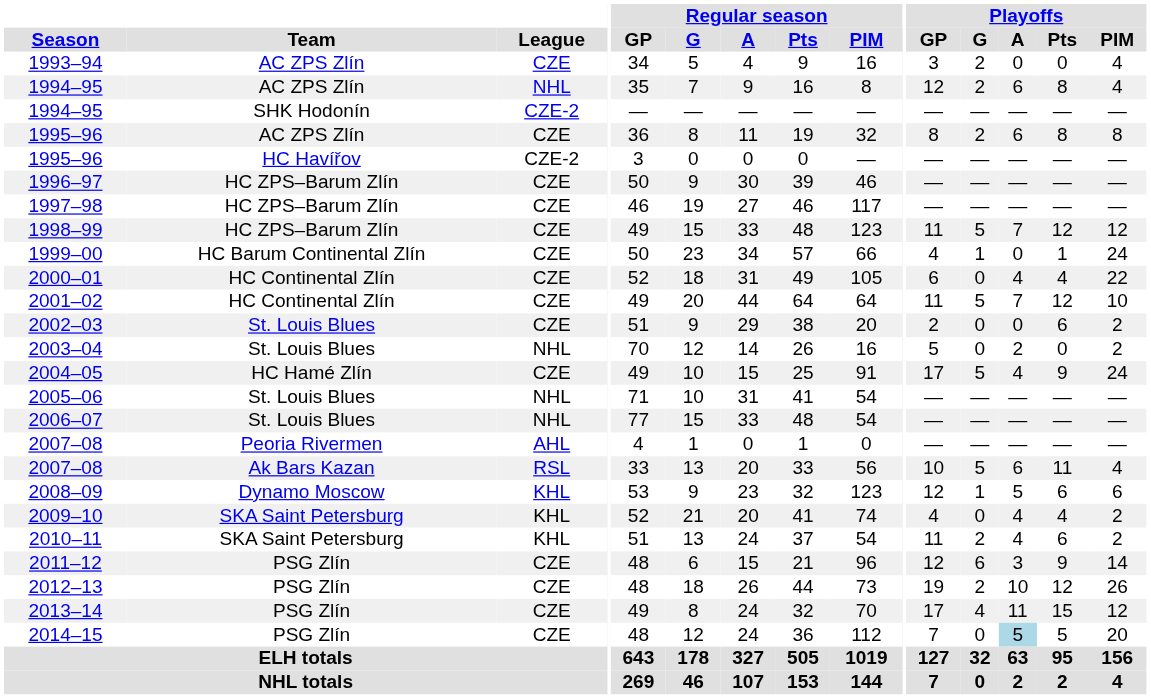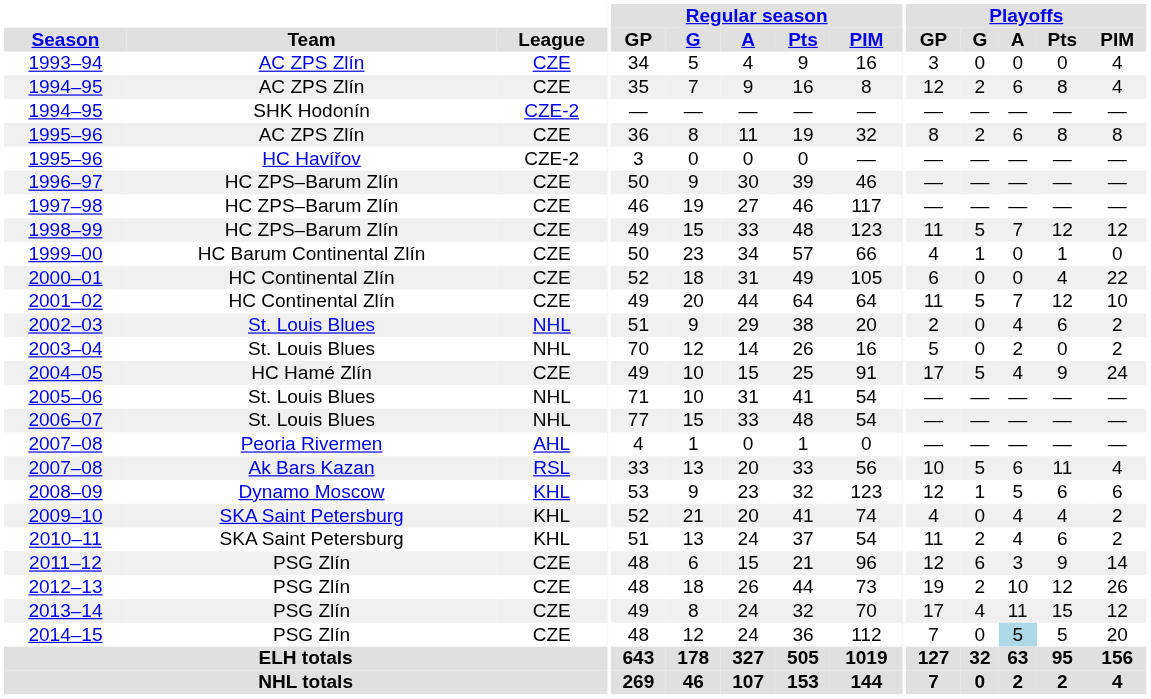(980, 63) 2 -> (980, 63) 0
(552, 87) NHL -> (552, 87) CZE
(1117, 253) 24 -> (1117, 253) 0
(1018, 277) 4 -> (1018, 277) 0
(552, 325) CZE -> (552, 325) NHL
(1018, 325) 0 -> (1018, 325) 4
